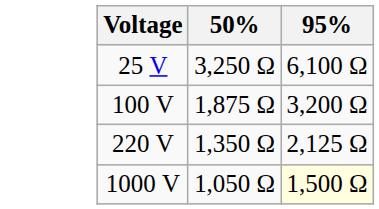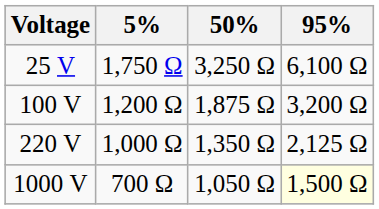+ column: (142, 25)
